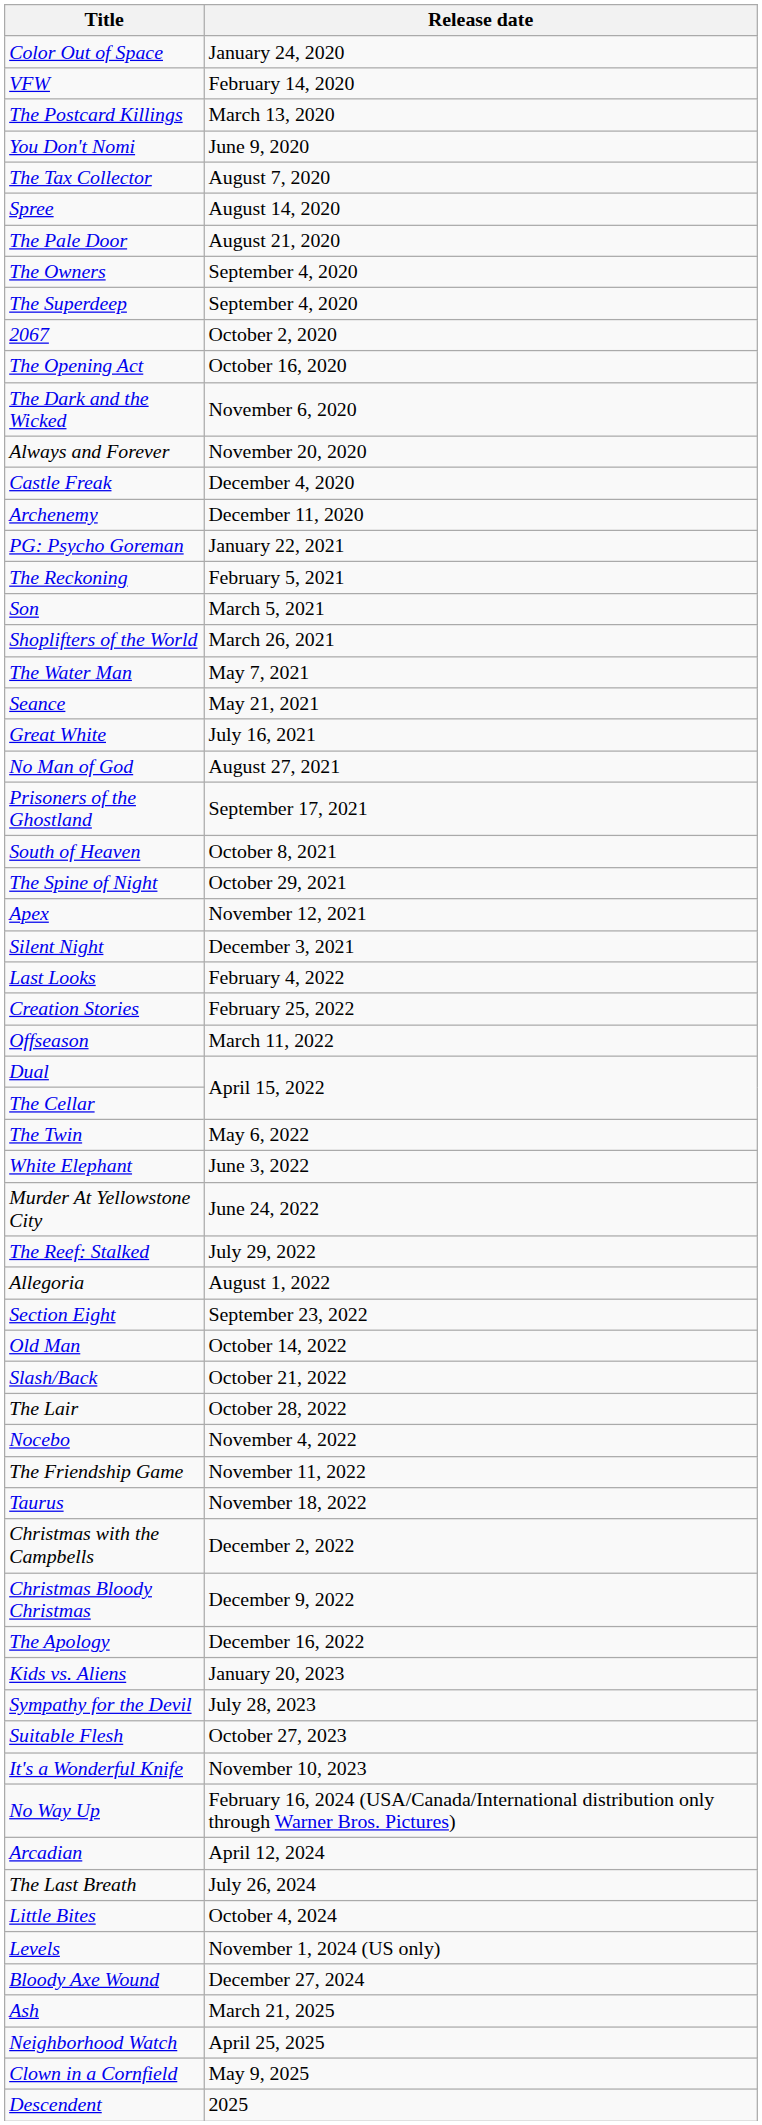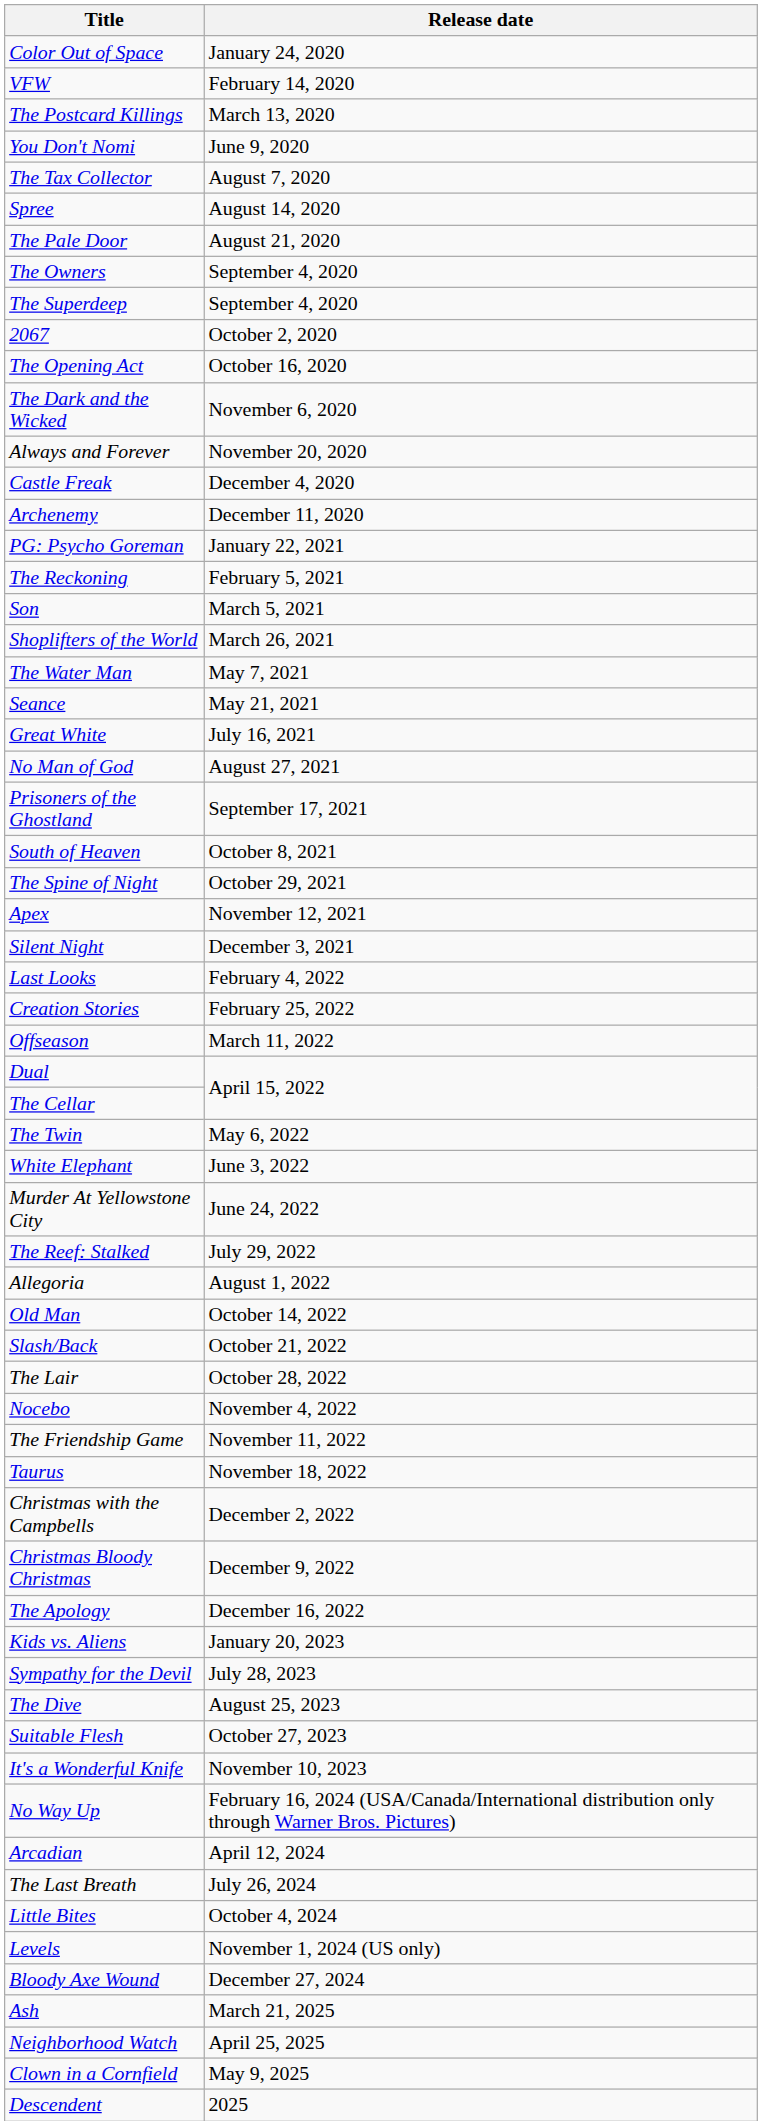- row: (62, 1314)
+ row: (45, 1705)
